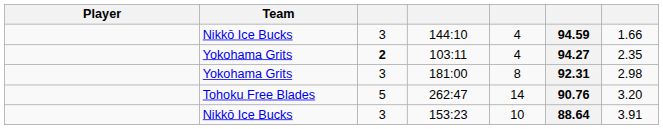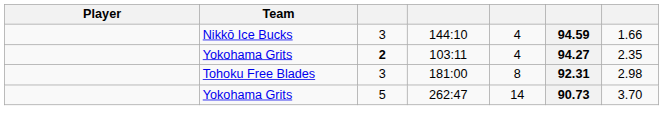(247, 74) Yokohama Grits -> (259, 74) Tohoku Free Blades
(259, 94) Tohoku Free Blades -> (247, 94) Yokohama Grits
(574, 94) 90.76 -> (574, 94) 90.73
(630, 94) 3.20 -> (630, 94) 3.70
- row: (448, 114)
